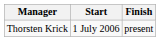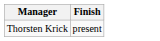- column: (96, 12)
